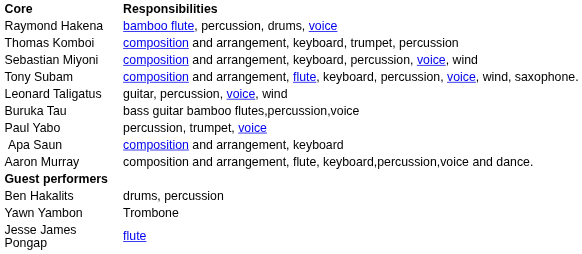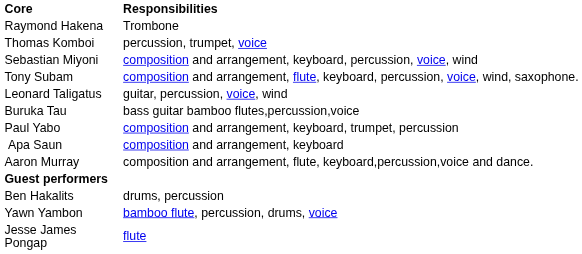(230, 26) bamboo flute, percussion, drums, voice -> (151, 26) Trombone
(291, 43) composition and arrangement, keyboard, trumpet, percussion -> (195, 43) percussion, trumpet, voice
(195, 128) percussion, trumpet, voice -> (291, 128) composition and arrangement, keyboard, trumpet, percussion
(151, 212) Trombone -> (230, 212) bamboo flute, percussion, drums, voice
